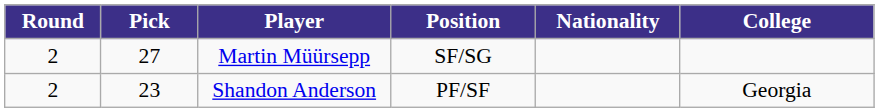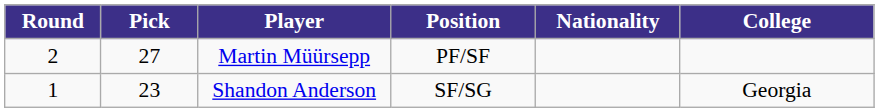(463, 55) SF/SG -> (463, 55) PF/SF
(53, 90) 2 -> (53, 90) 1
(463, 90) PF/SF -> (463, 90) SF/SG
